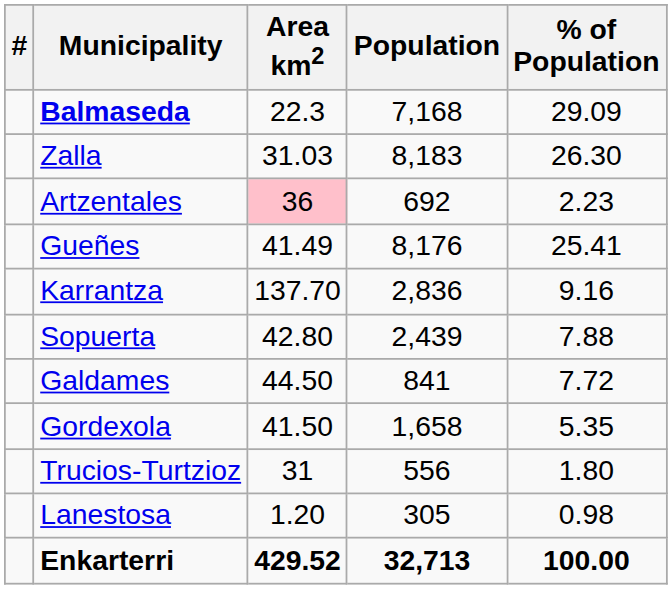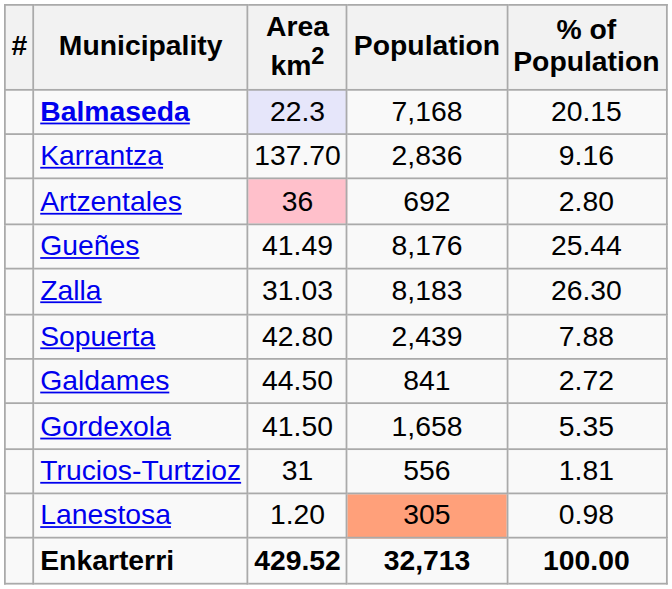(297, 111) no background -> (297, 111) lavender background
(586, 111) 29.09 -> (586, 111) 20.15
rows swapped: (102, 291) <-> (71, 156)
(586, 201) 2.23 -> (586, 201) 2.80
(586, 246) 25.41 -> (586, 246) 25.44
(586, 380) 7.72 -> (586, 380) 2.72
(586, 470) 1.80 -> (586, 470) 1.81
(427, 515) no background -> (427, 515) lightsalmon background
